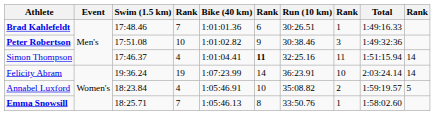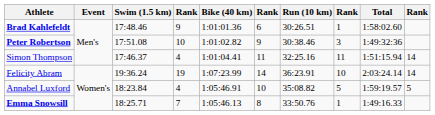(178, 27) 7 -> (178, 27) 9
(382, 27) 1:49:16.33 -> (382, 27) 1:58:02.60
(261, 58) bold -> (261, 58) normal
(339, 88) 2 -> (339, 88) 5
(382, 103) 1:58:02.60 -> (382, 103) 1:49:16.33
